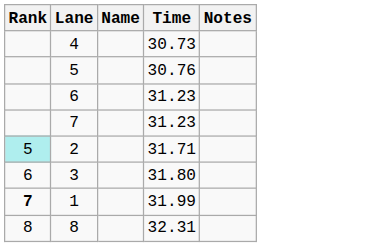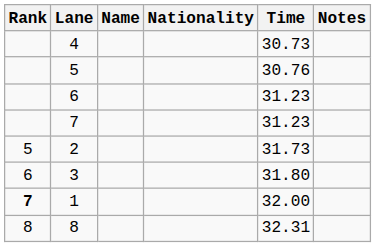+ column: (201, 18)
(28, 149) paleturquoise background -> (28, 149) no background
(172, 149) 31.71 -> (286, 149) 31.73
(172, 202) 31.99 -> (286, 202) 32.00
